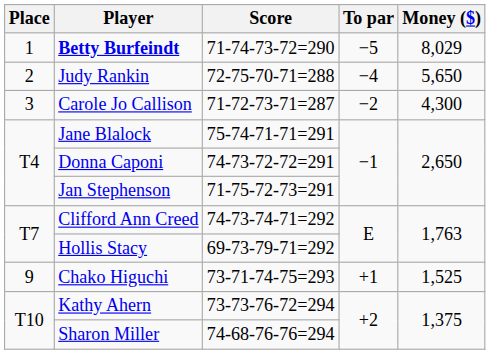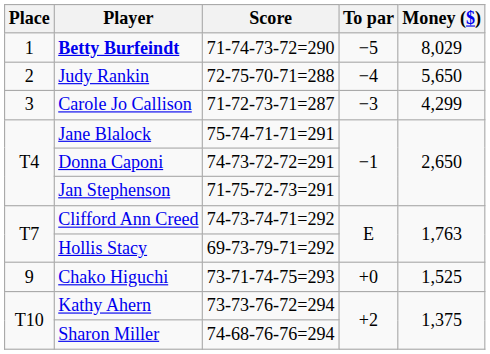(368, 104) −2 -> (368, 104) −3
(442, 104) 4,300 -> (442, 104) 4,299
(368, 276) +1 -> (368, 276) +0
